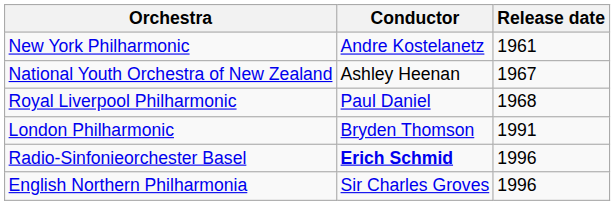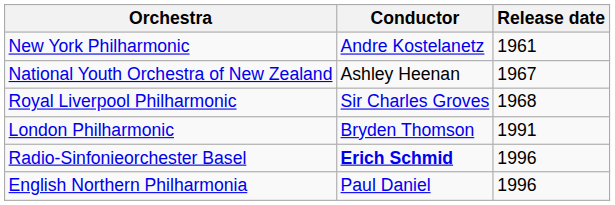(386, 102) Paul Daniel -> (415, 102) Sir Charles Groves
(415, 185) Sir Charles Groves -> (386, 185) Paul Daniel
